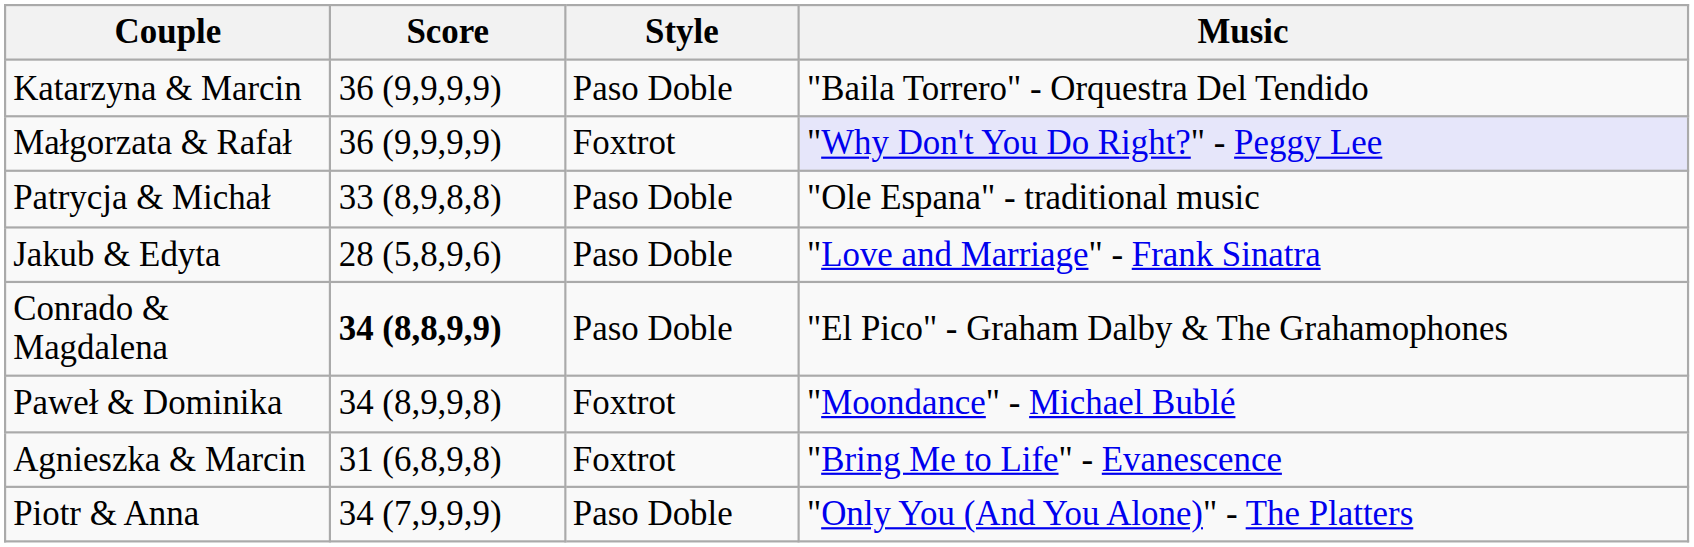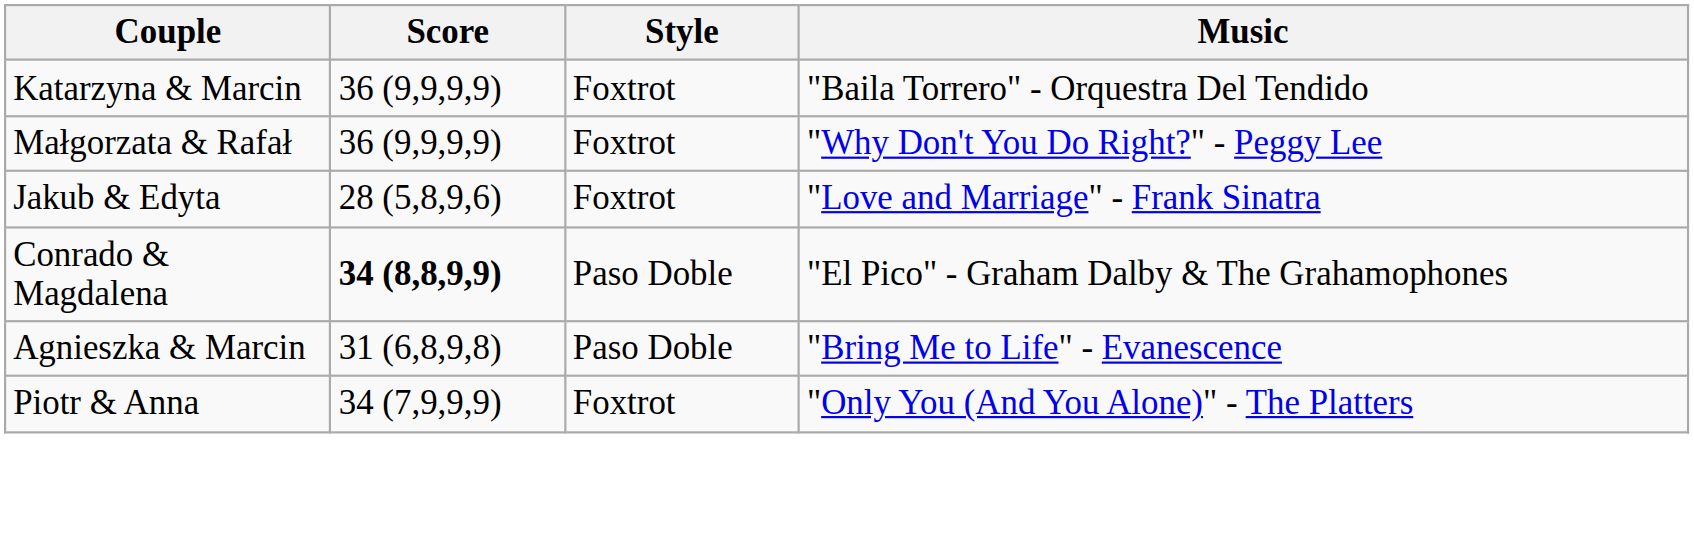(653, 87) Paso Doble -> (624, 87) Foxtrot
(1095, 142) lavender background -> (1095, 142) no background
- row: (142, 198)
(653, 253) Paso Doble -> (624, 198) Foxtrot
- row: (148, 403)
(624, 458) Foxtrot -> (653, 347) Paso Doble
(653, 513) Paso Doble -> (624, 403) Foxtrot
